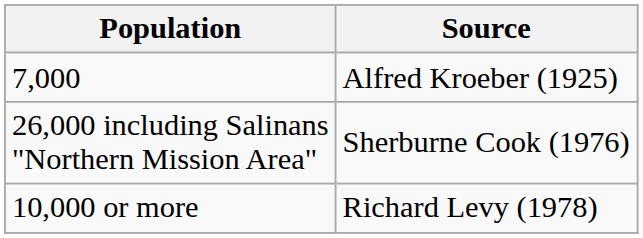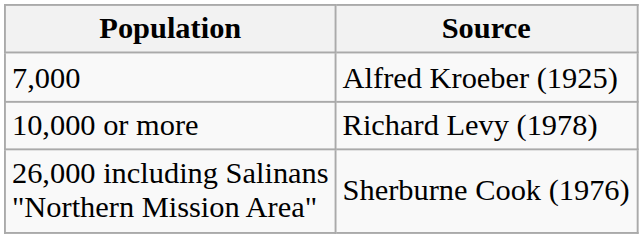rows swapped: (105, 207) <-> (170, 142)
